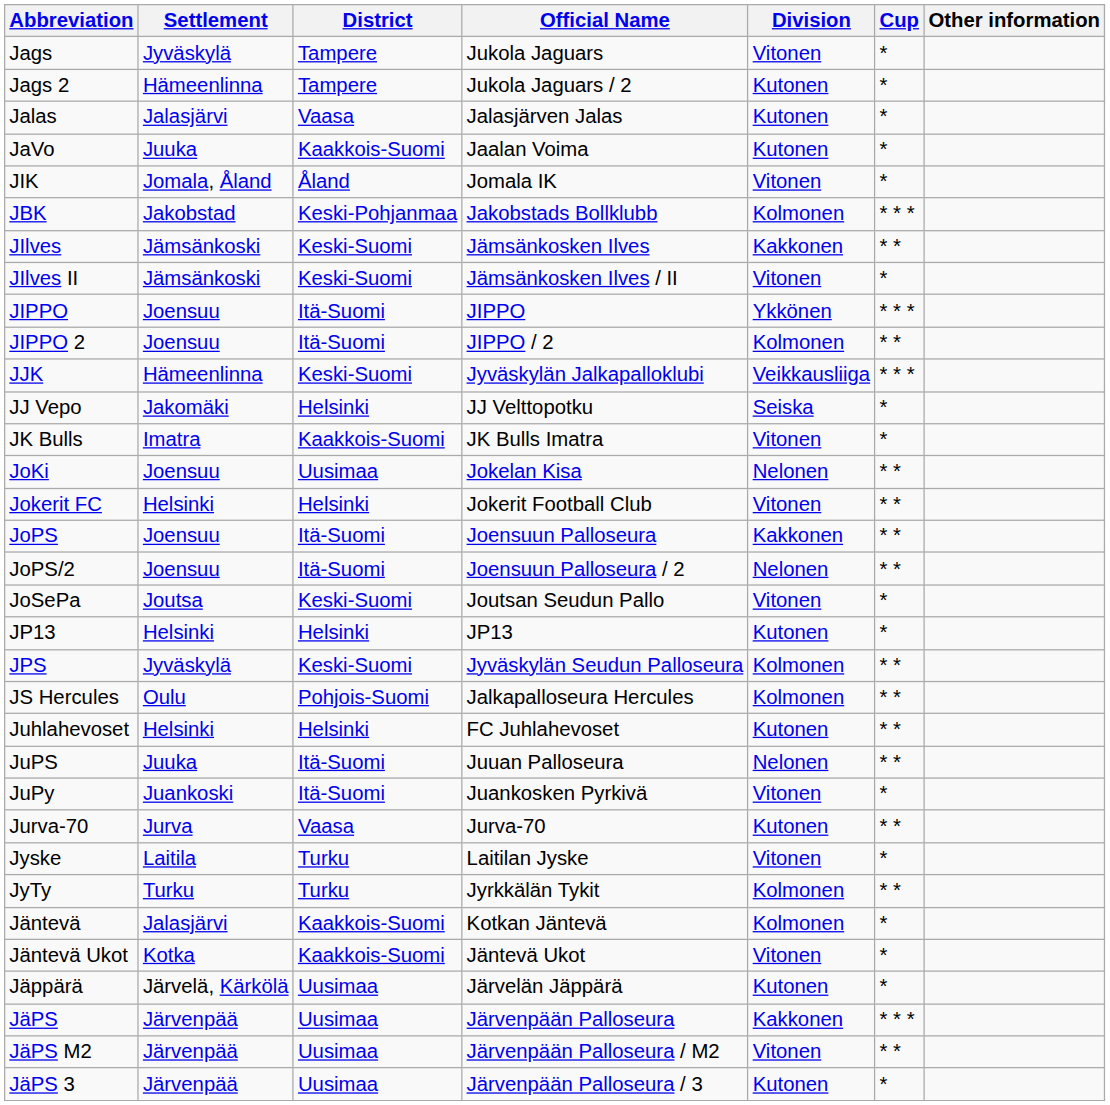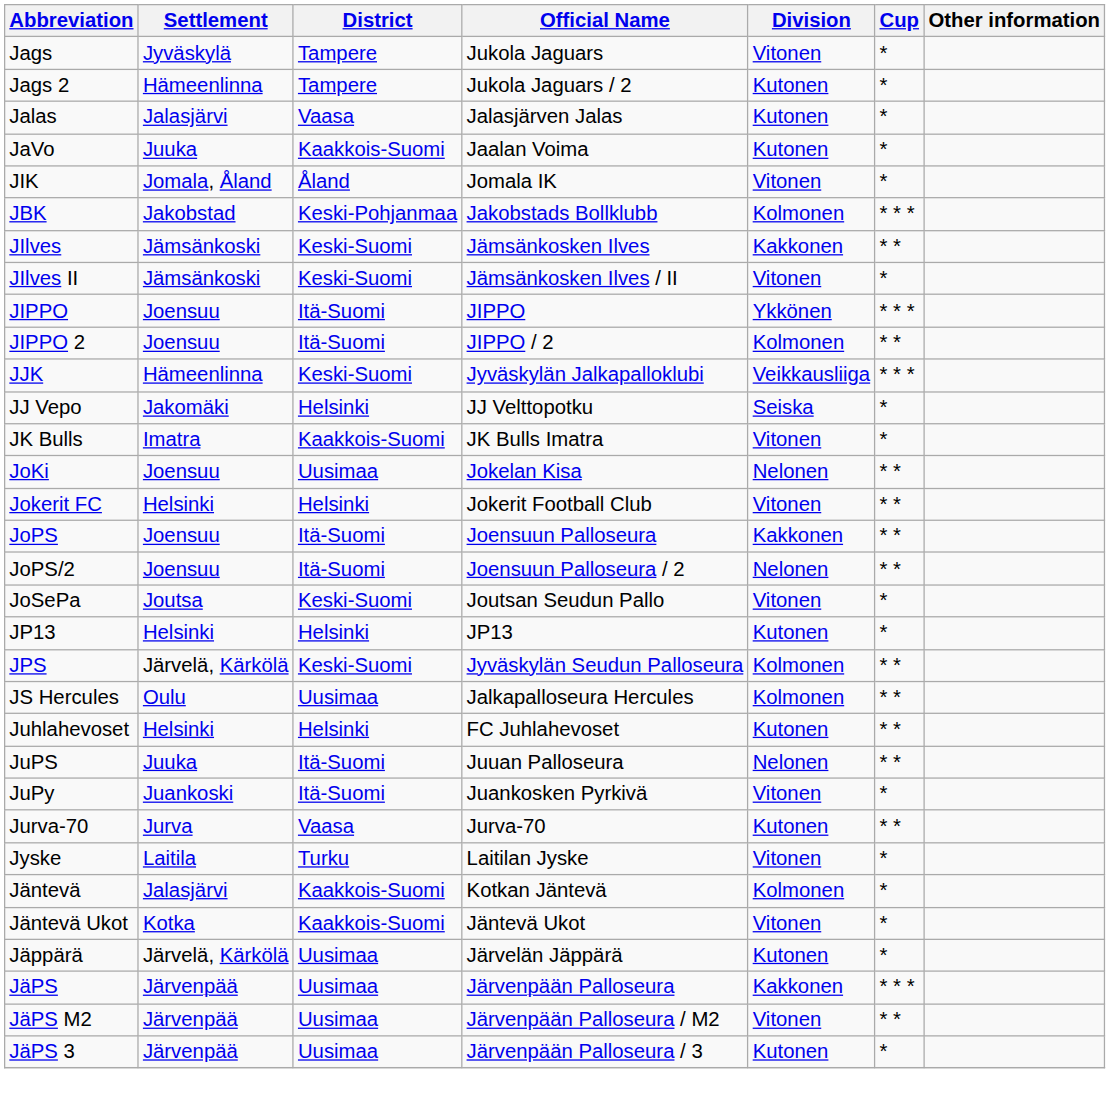(187, 665) Jyväskylä -> (216, 665) Järvelä, Kärkölä
(363, 697) Pohjois-Suomi -> (338, 697) Uusimaa
- row: (30, 890)
